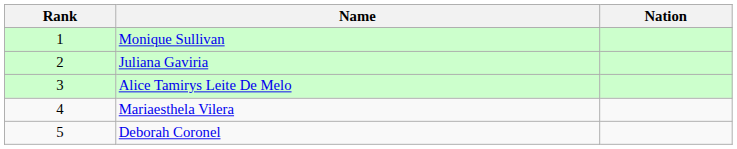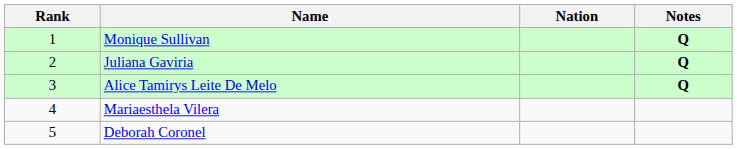+ column: (683, 16)
